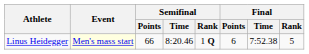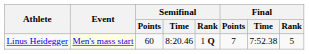(149, 42) 66 -> (149, 42) 60
(234, 42) 6 -> (234, 42) 7
